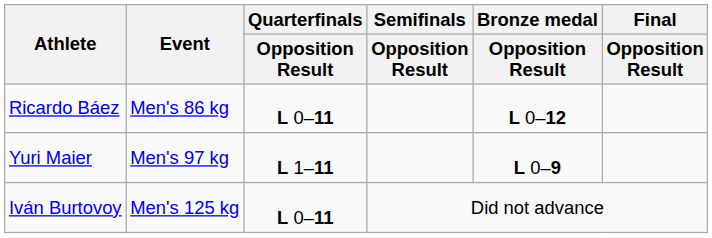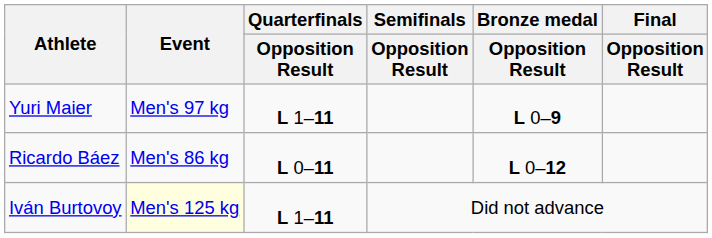rows swapped: (64, 109) <-> (50, 158)
(185, 208) no background -> (185, 208) lightyellow background
(305, 218) L 0–11 -> (305, 218) L 1–11
